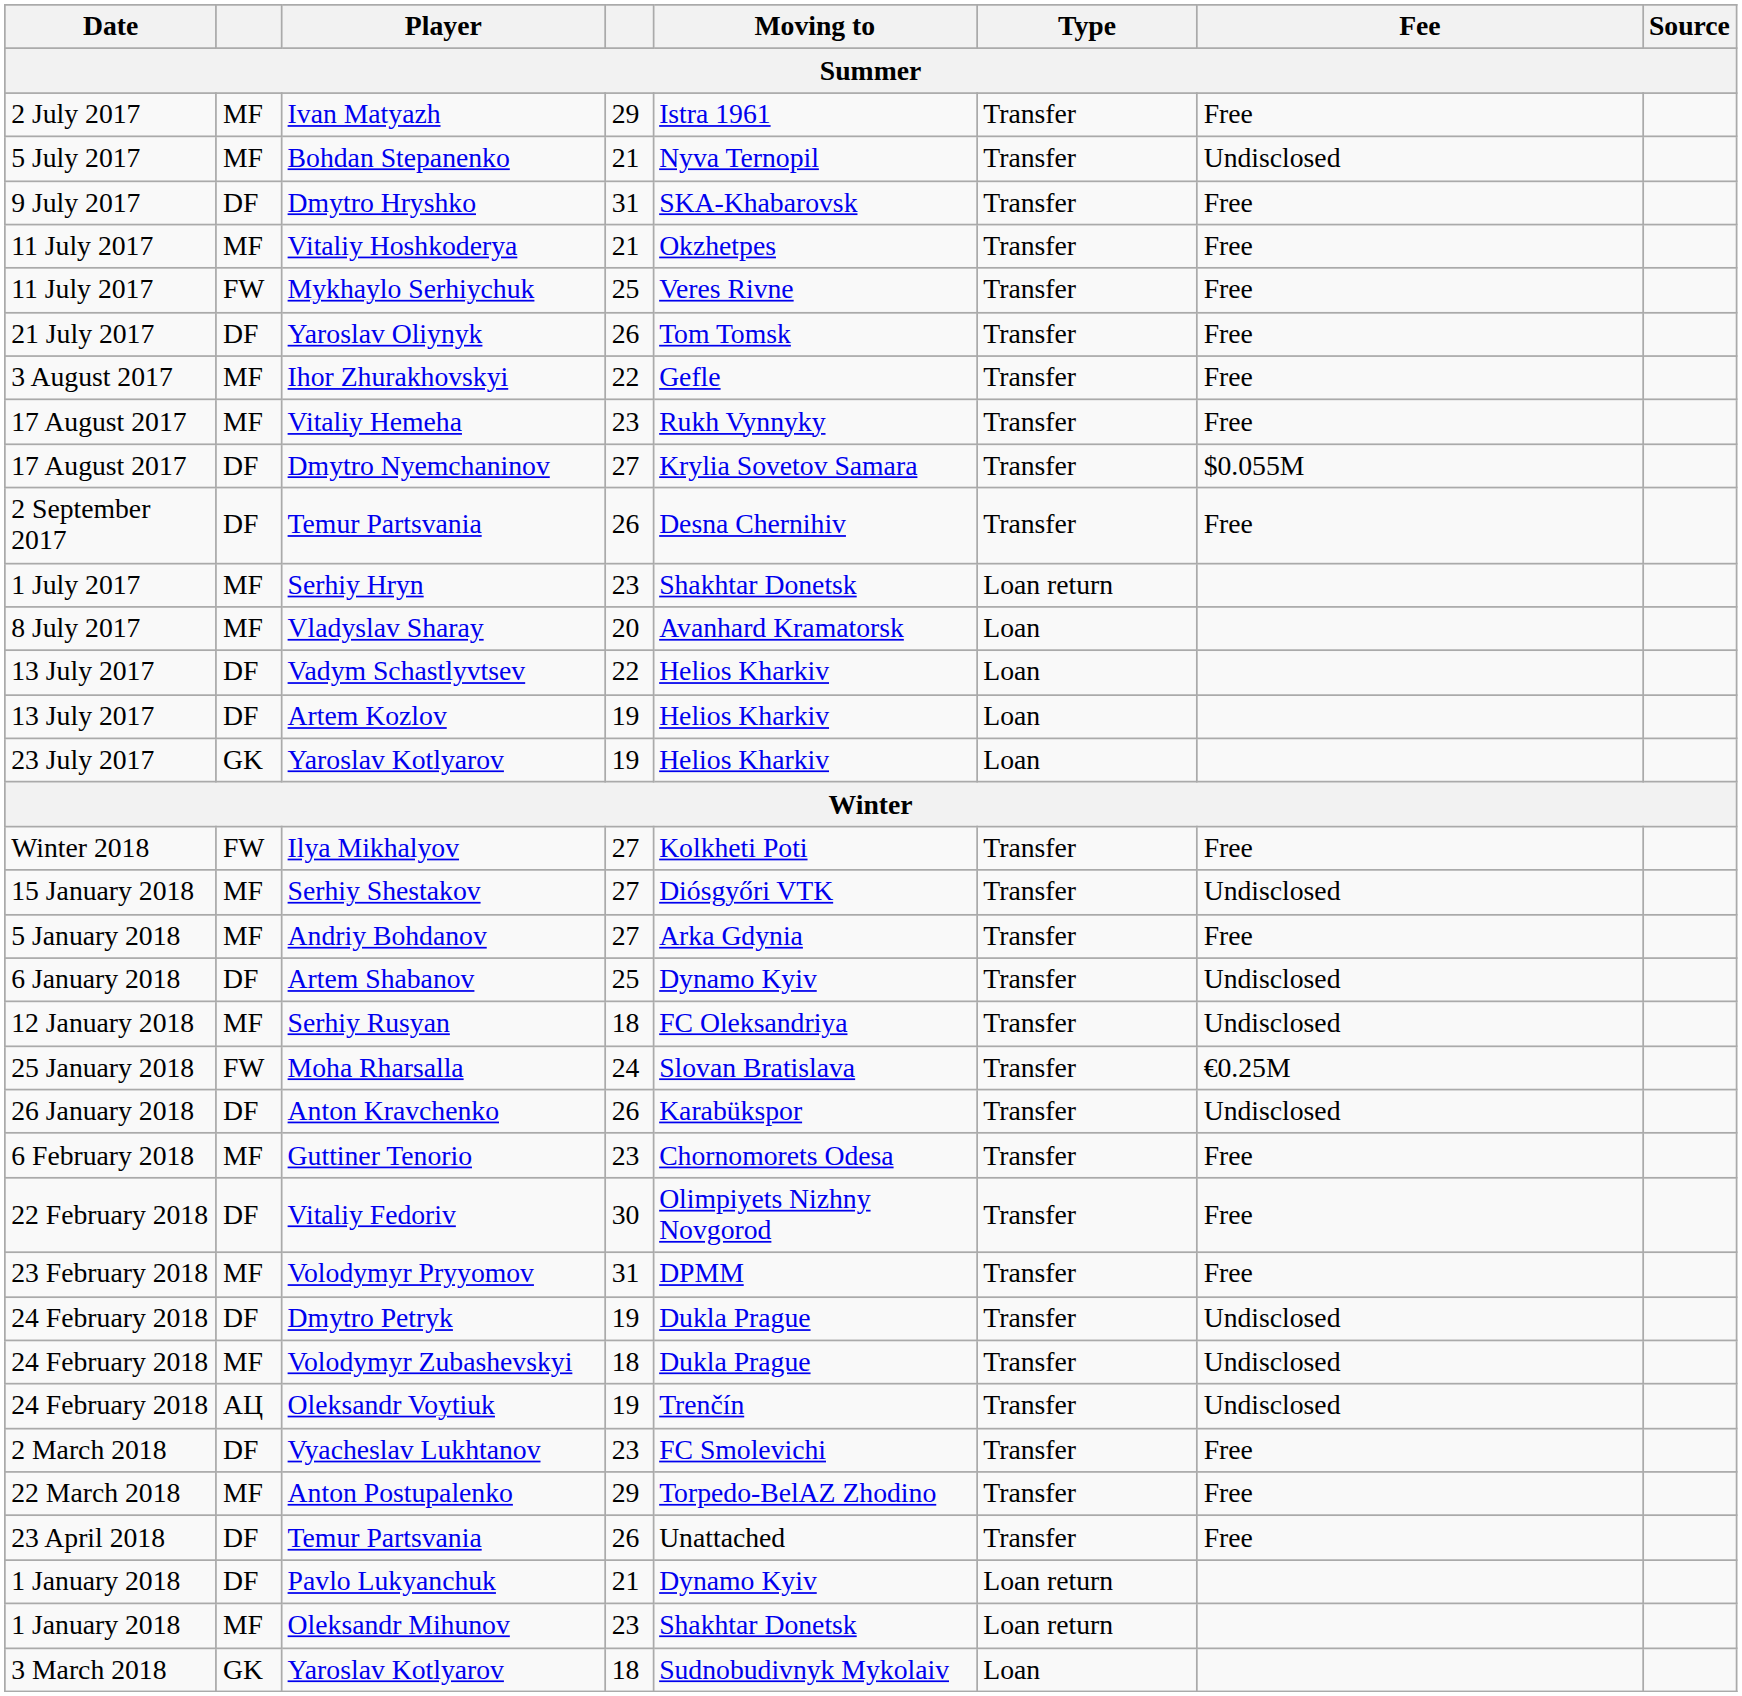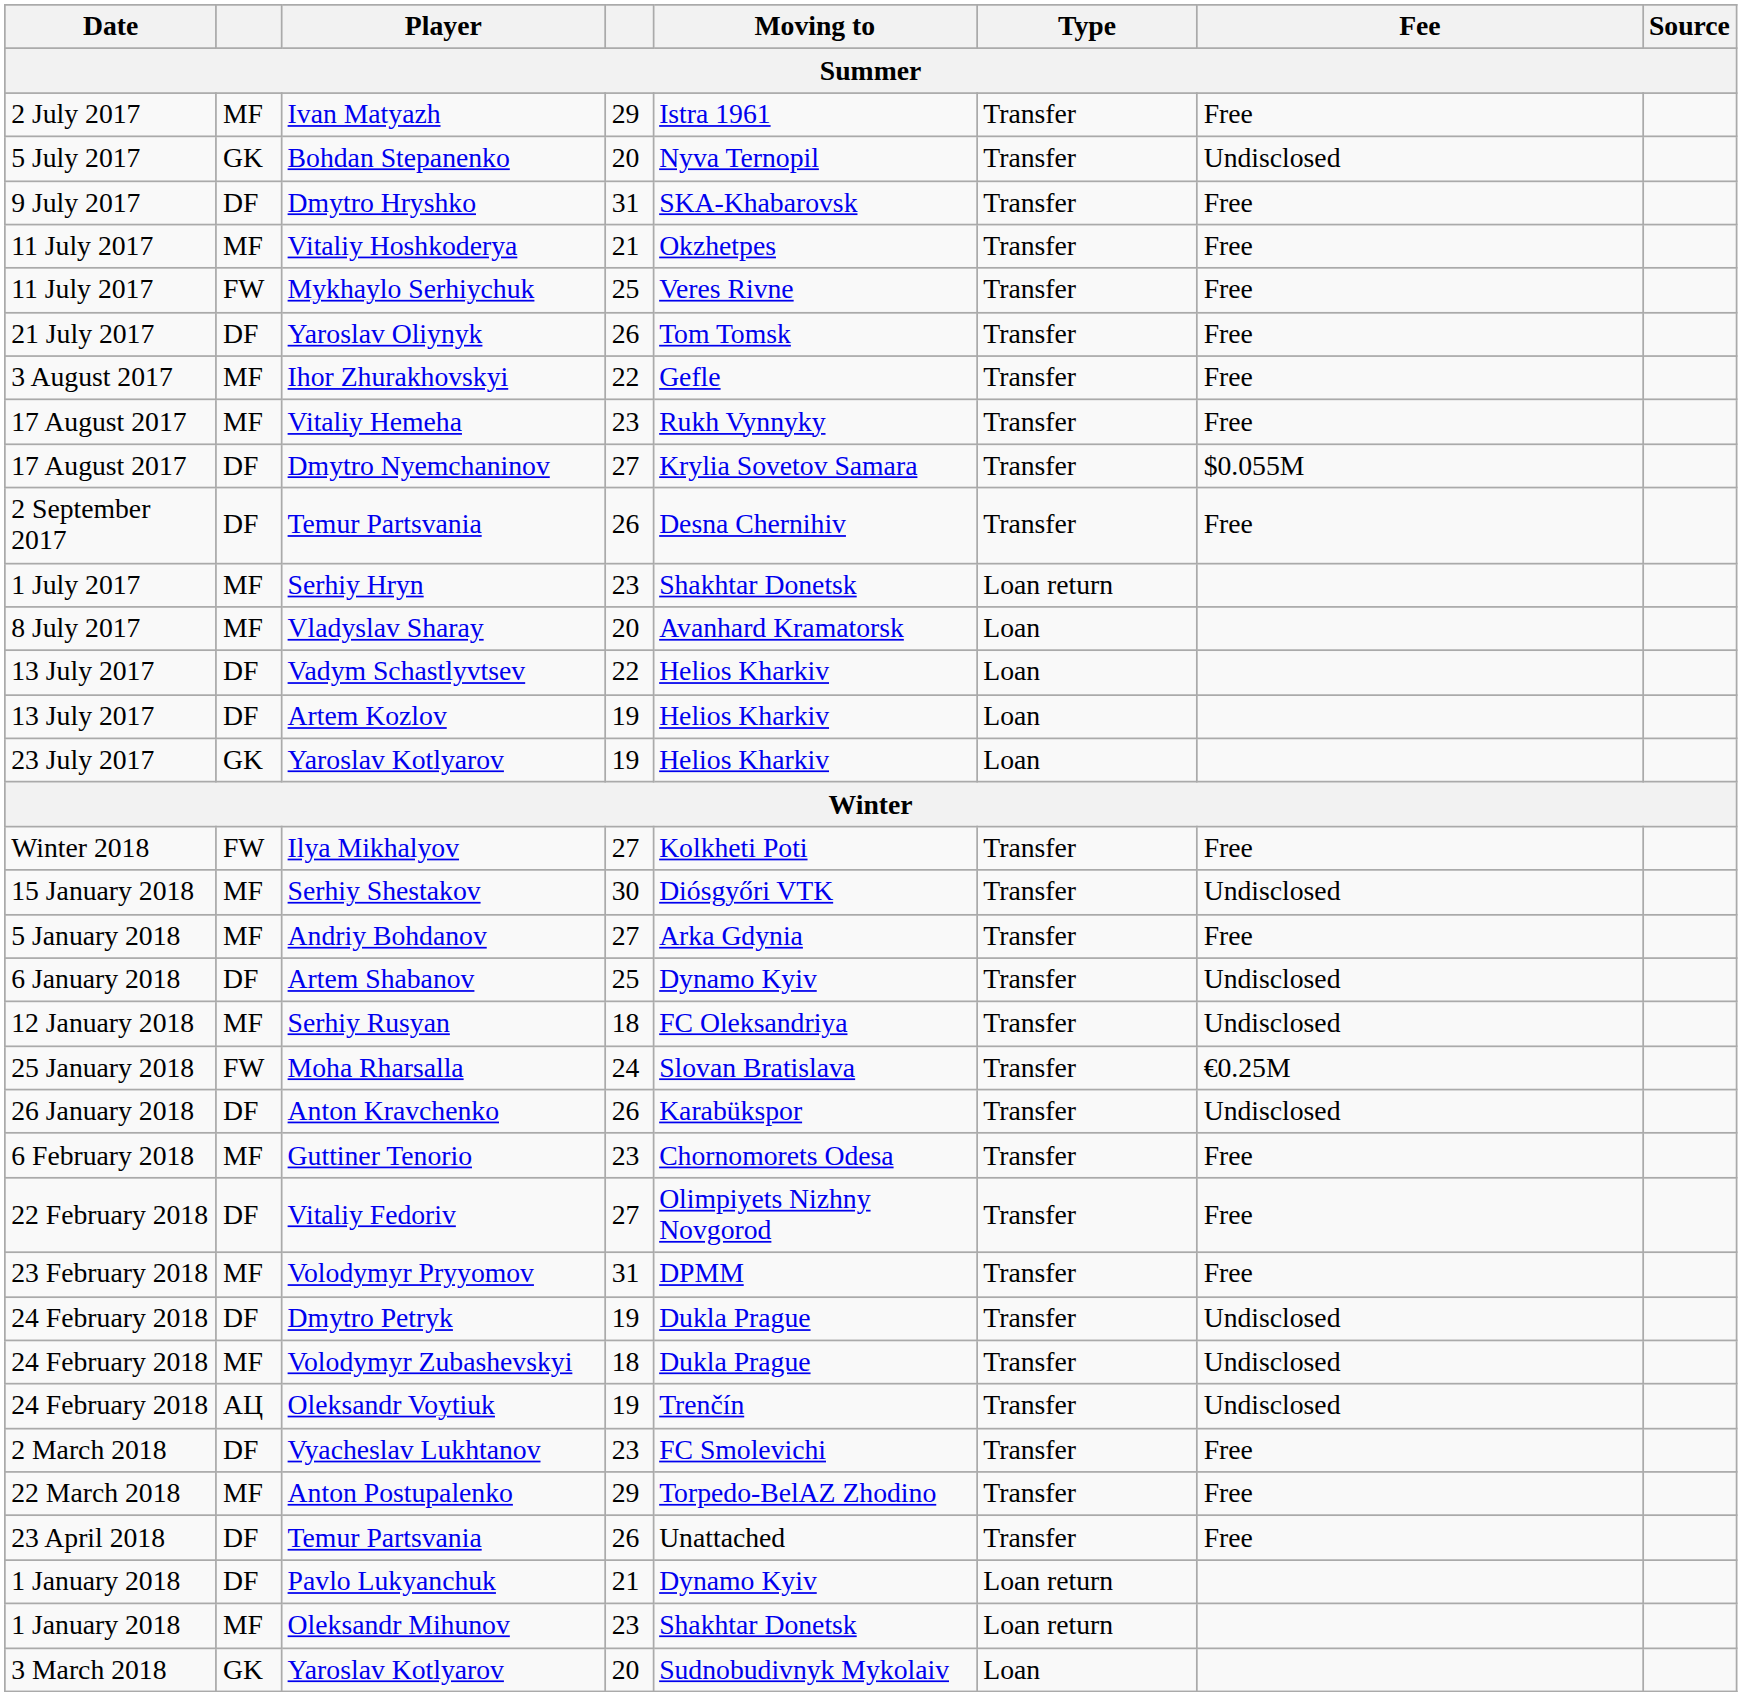(243, 158) MF -> (243, 158) GK
(626, 158) 21 -> (626, 158) 20
(626, 891) 27 -> (626, 891) 30
(626, 1214) 30 -> (626, 1214) 27
(626, 1669) 18 -> (626, 1669) 20
